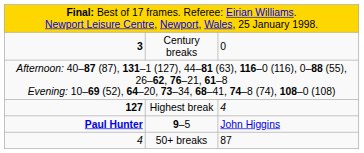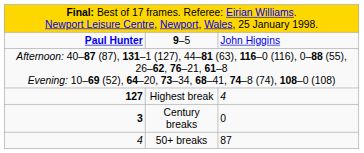rows swapped: (182, 124) <-> (182, 46)
